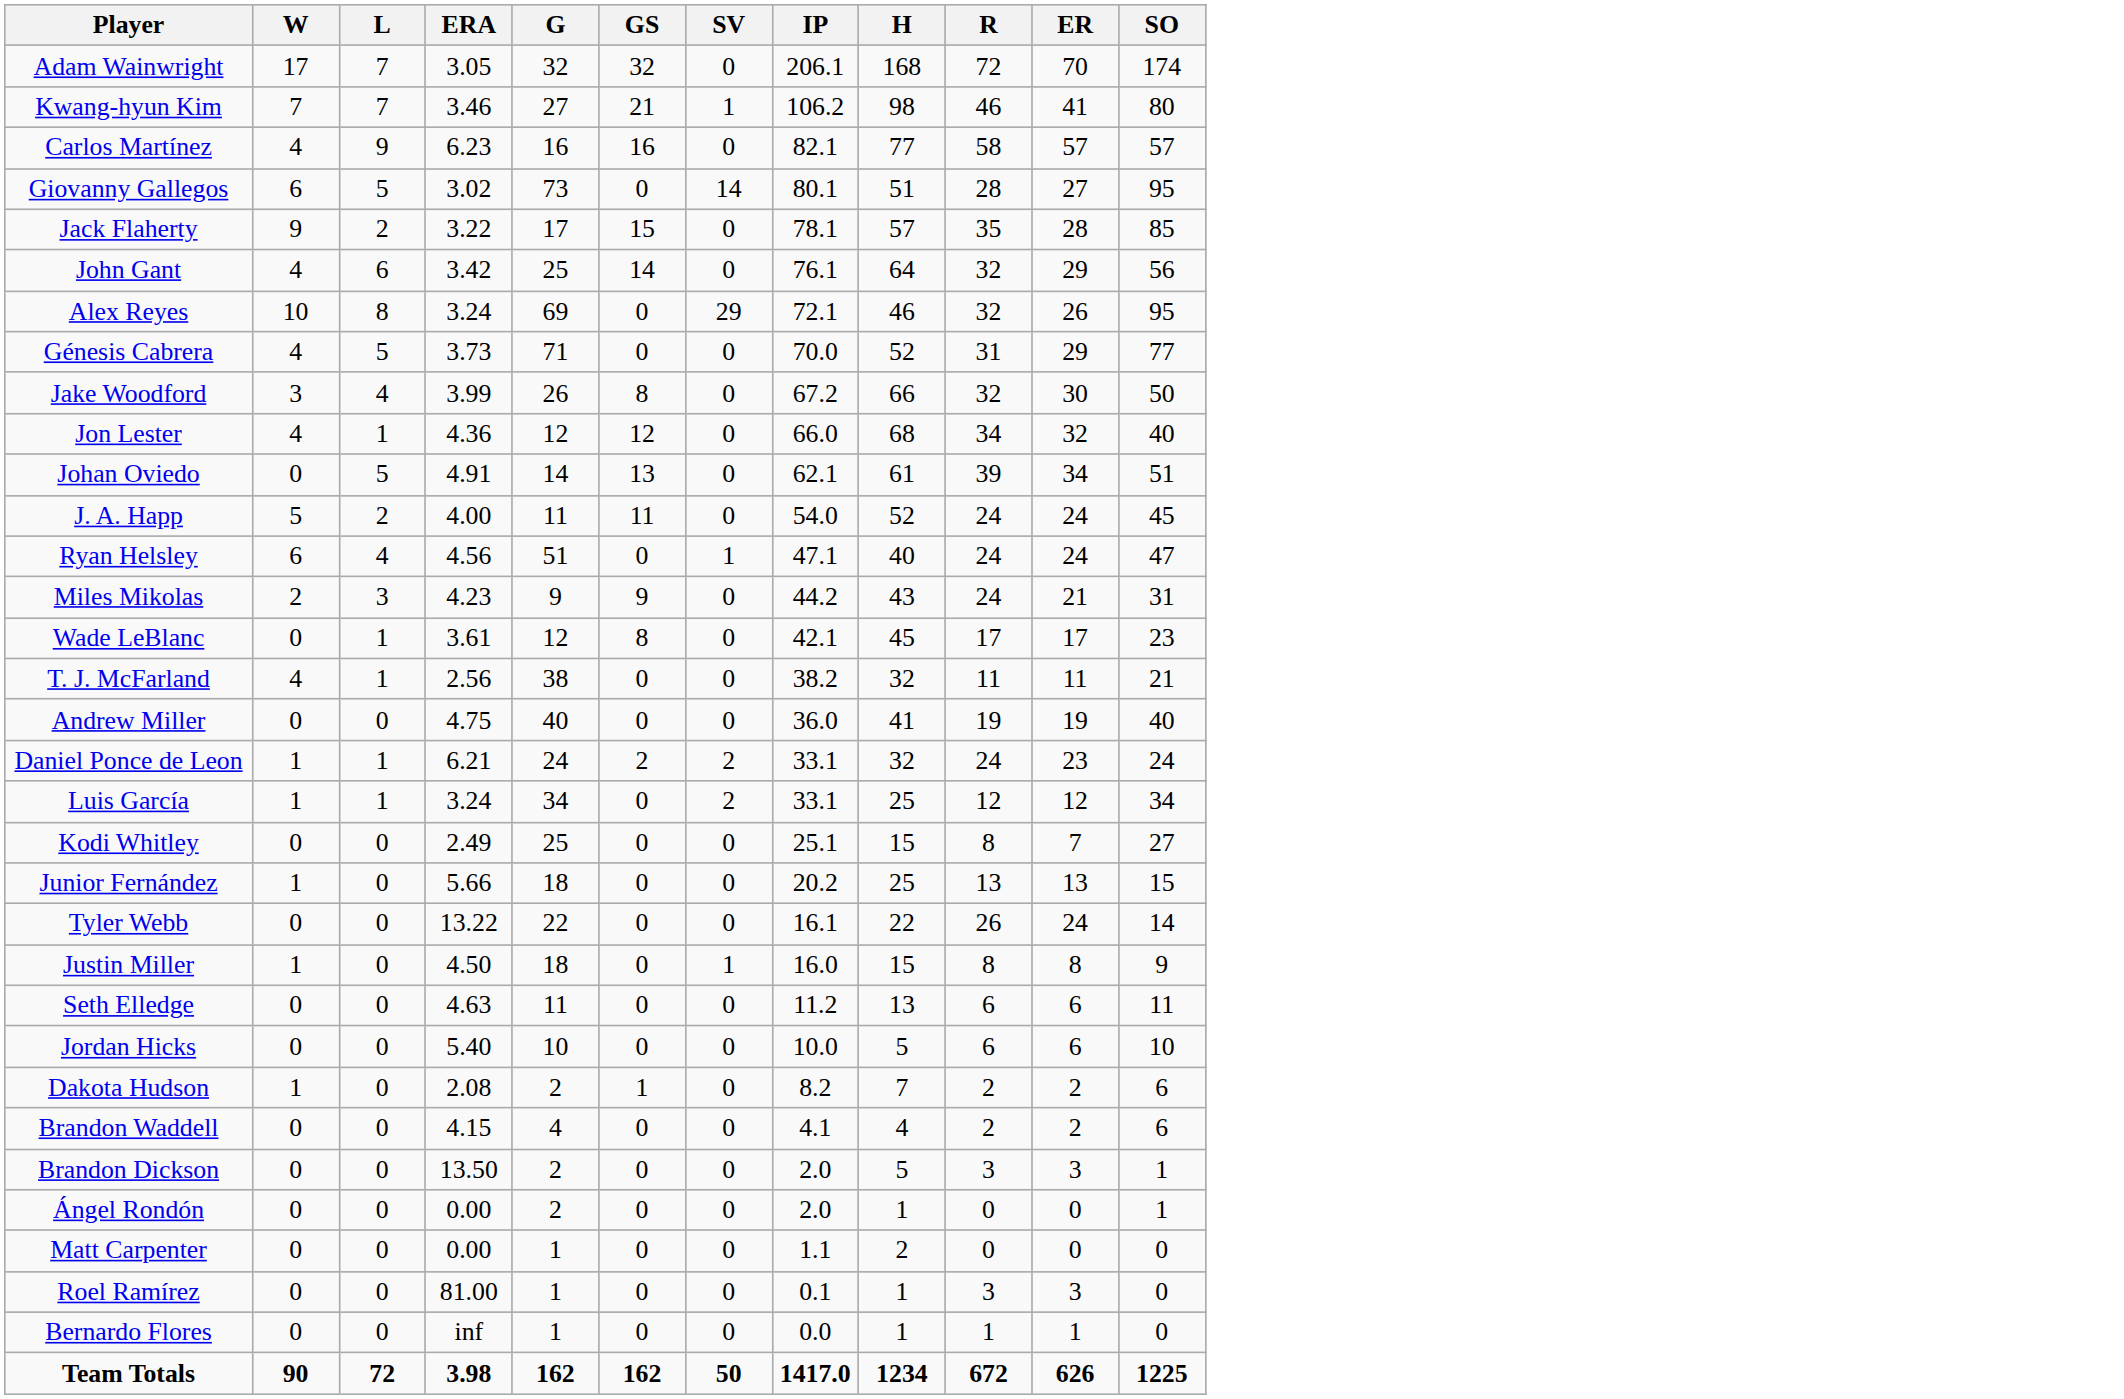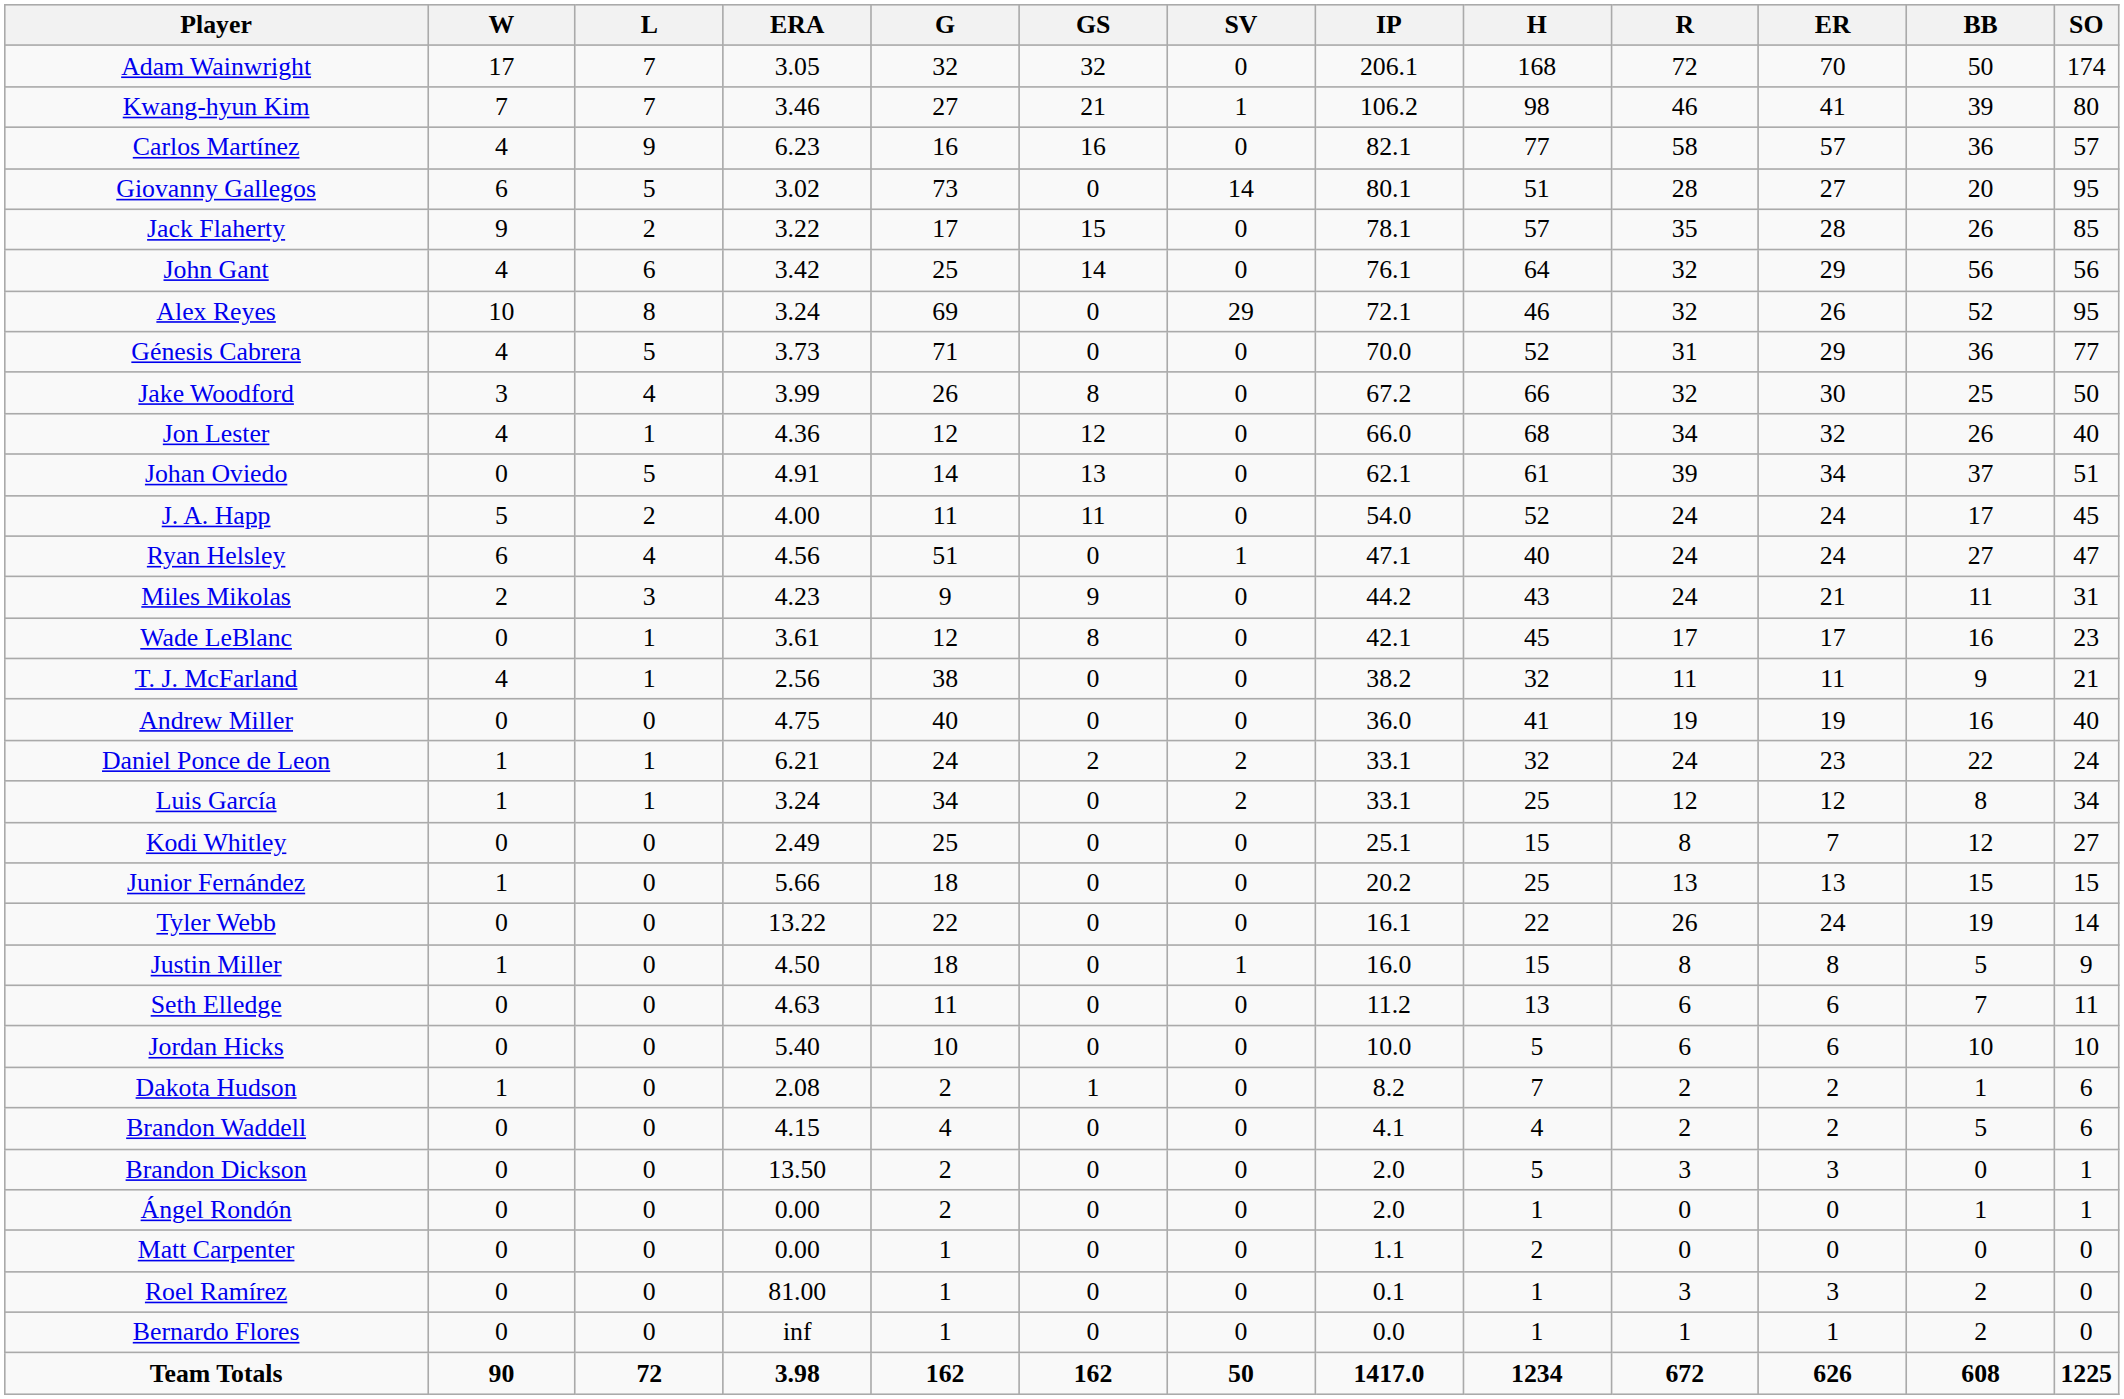+ column: (1981, 24)
